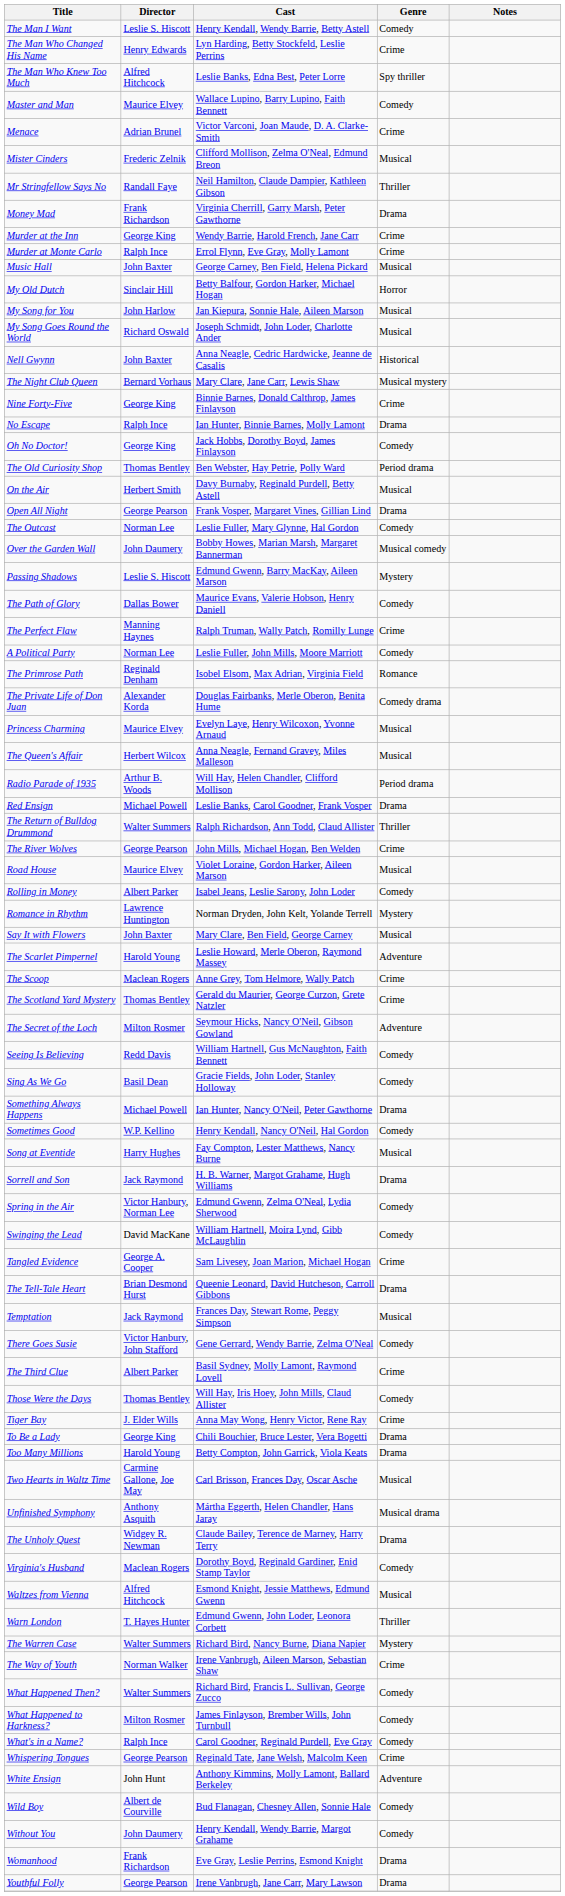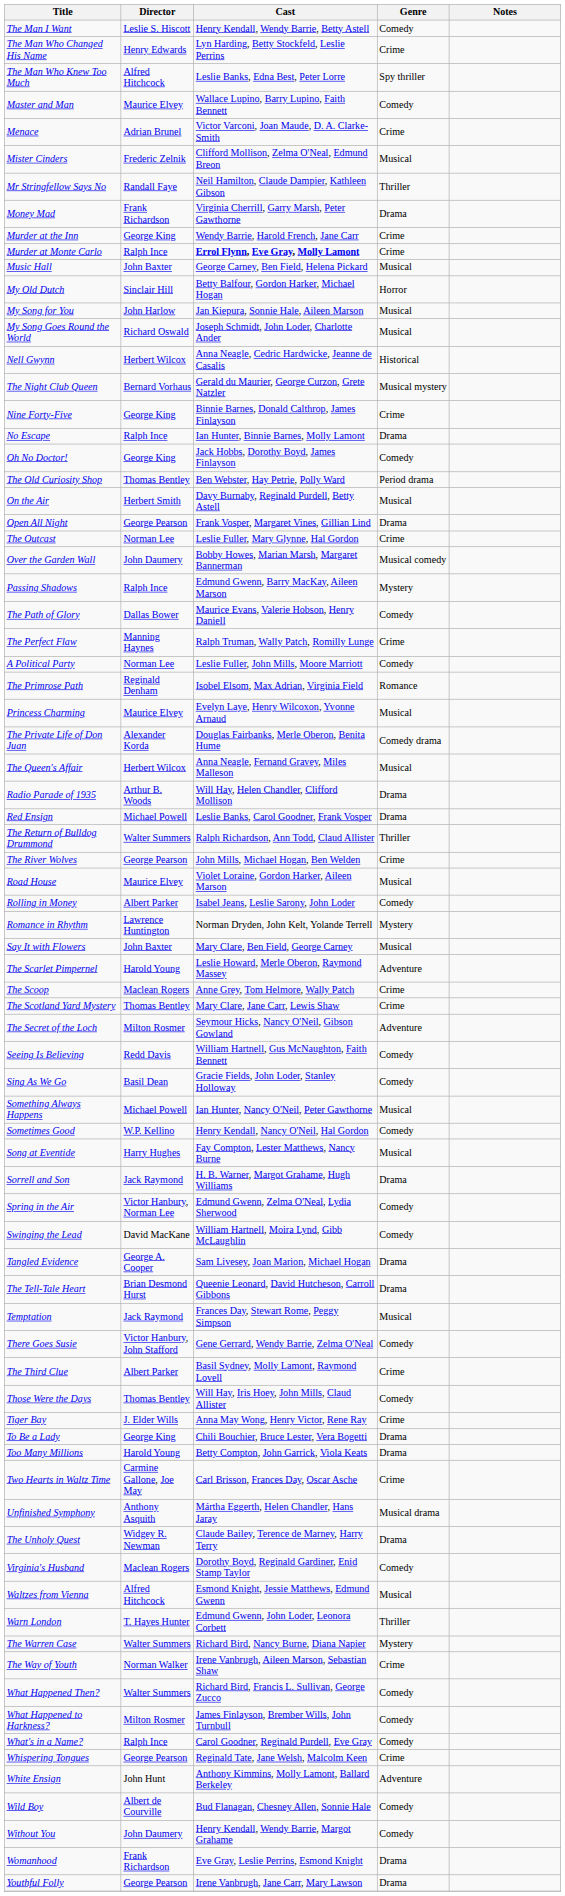(272, 251) normal -> (278, 251) bold
(148, 360) John Baxter -> (155, 360) Herbert Wilcox
(268, 381) Mary Clare, Jane Carr, Lewis Shaw -> (280, 387) Gerald du Maurier, George Curzon, Grete Natzler
(396, 527) Comedy -> (392, 538) Crime
(157, 576) Leslie S. Hiscott -> (145, 587) Ralph Ince
rows swapped: (46, 729) <-> (55, 701)
(406, 783) Period drama -> (393, 795) Drama
(280, 1000) Gerald du Maurier, George Curzon, Grete Natzler -> (268, 1006) Mary Clare, Jane Carr, Lewis Shaw
(393, 1109) Drama -> (396, 1109) Musical
(392, 1262) Crime -> (393, 1262) Drama
(396, 1479) Musical -> (392, 1479) Crime
